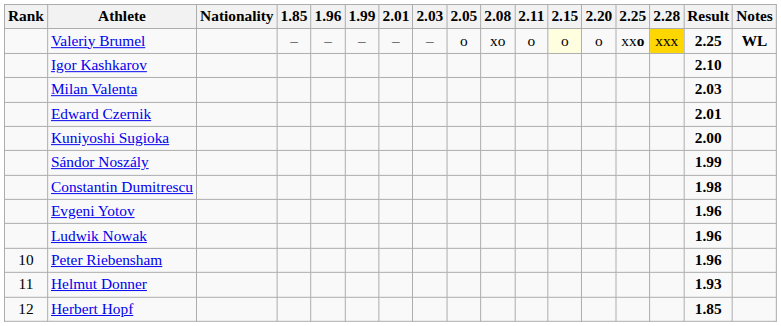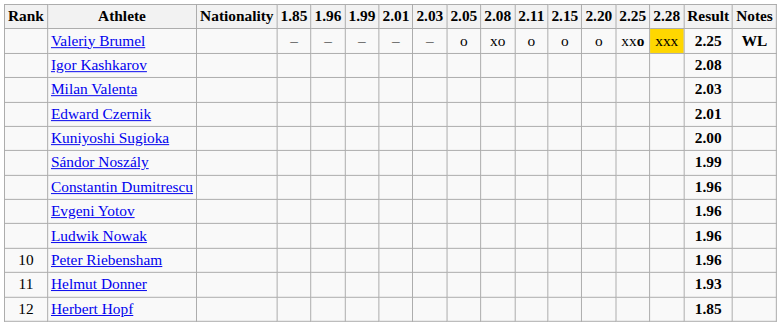(565, 41) lightyellow background -> (565, 41) no background
(708, 65) 2.10 -> (708, 65) 2.08
(708, 187) 1.98 -> (708, 187) 1.96
